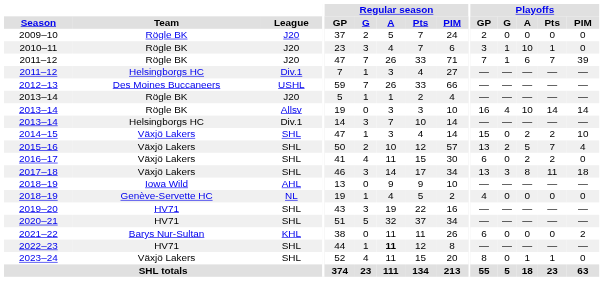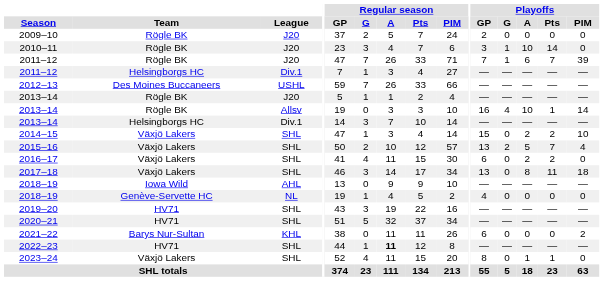(552, 47) 1 -> (552, 47) 14
(552, 109) 14 -> (552, 109) 1
(507, 171) 3 -> (507, 171) 0
